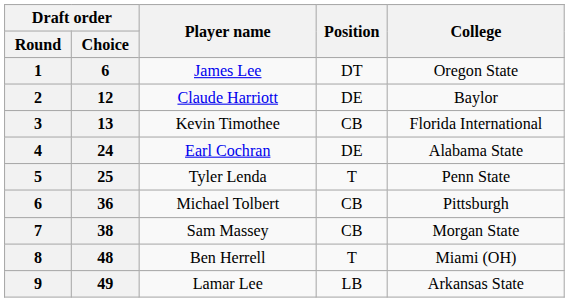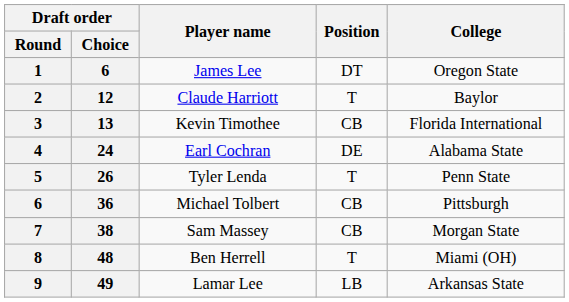(352, 97) DE -> (352, 97) T
(105, 177) 25 -> (105, 177) 26
